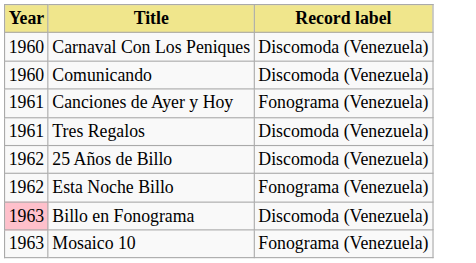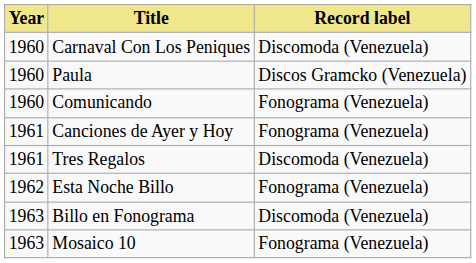+ row: (72, 74)
(343, 74) Discomoda (Venezuela) -> (343, 103) Fonograma (Venezuela)
- row: (112, 159)
(26, 215) pink background -> (26, 215) no background
